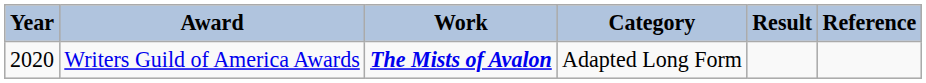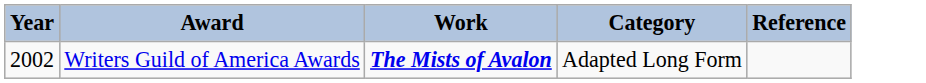- column: (782, 23)
(32, 59) 2020 -> (32, 59) 2002
